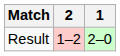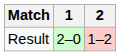columns swapped: (100, 16) <-> (69, 16)
